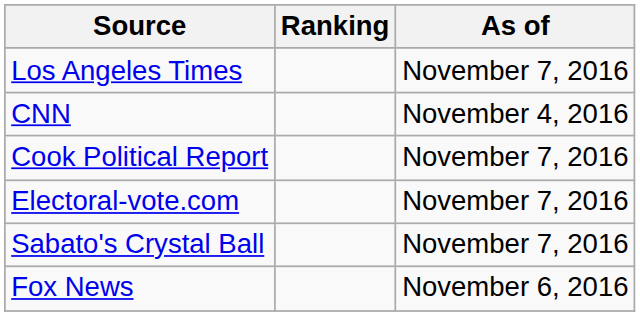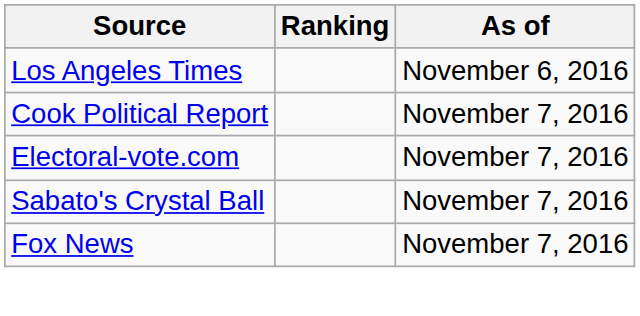(515, 69) November 7, 2016 -> (515, 69) November 6, 2016
- row: (41, 113)
(515, 288) November 6, 2016 -> (515, 244) November 7, 2016
